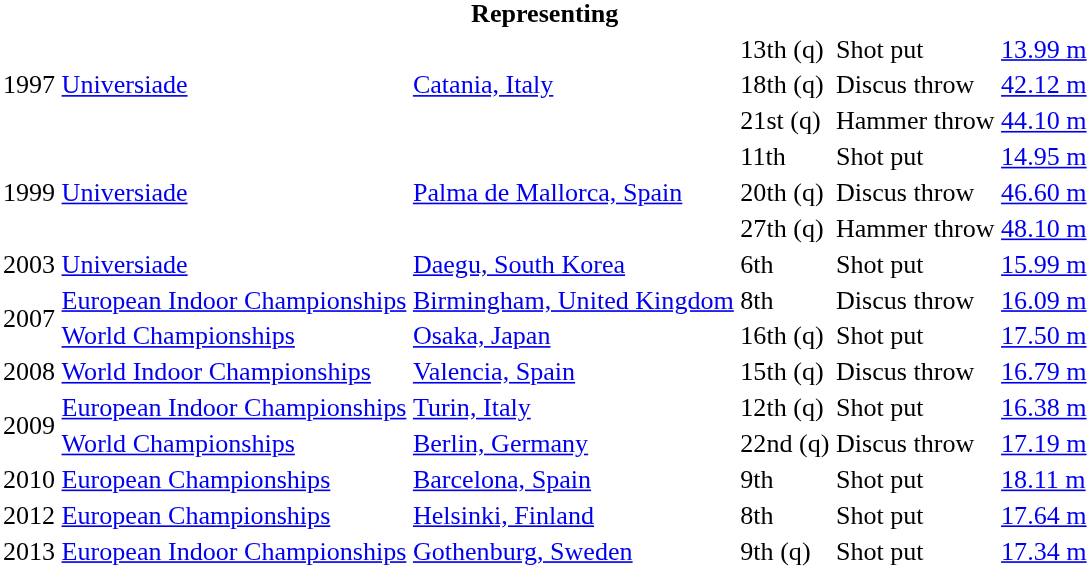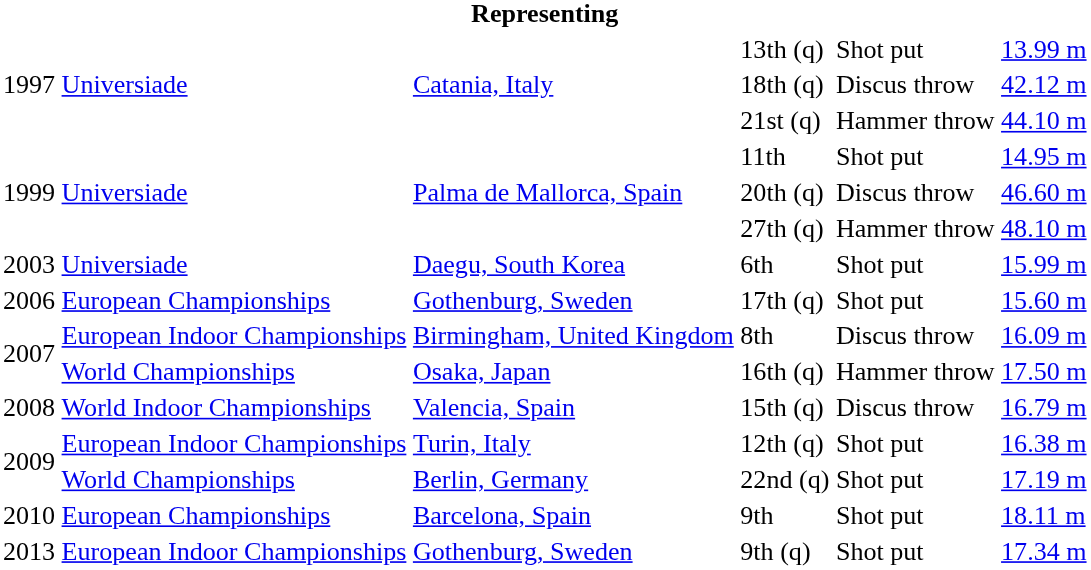+ row: (523, 300)
(880, 335) Shot put -> (915, 371) Hammer throw
(905, 443) Discus throw -> (880, 479) Shot put
- row: (503, 515)
